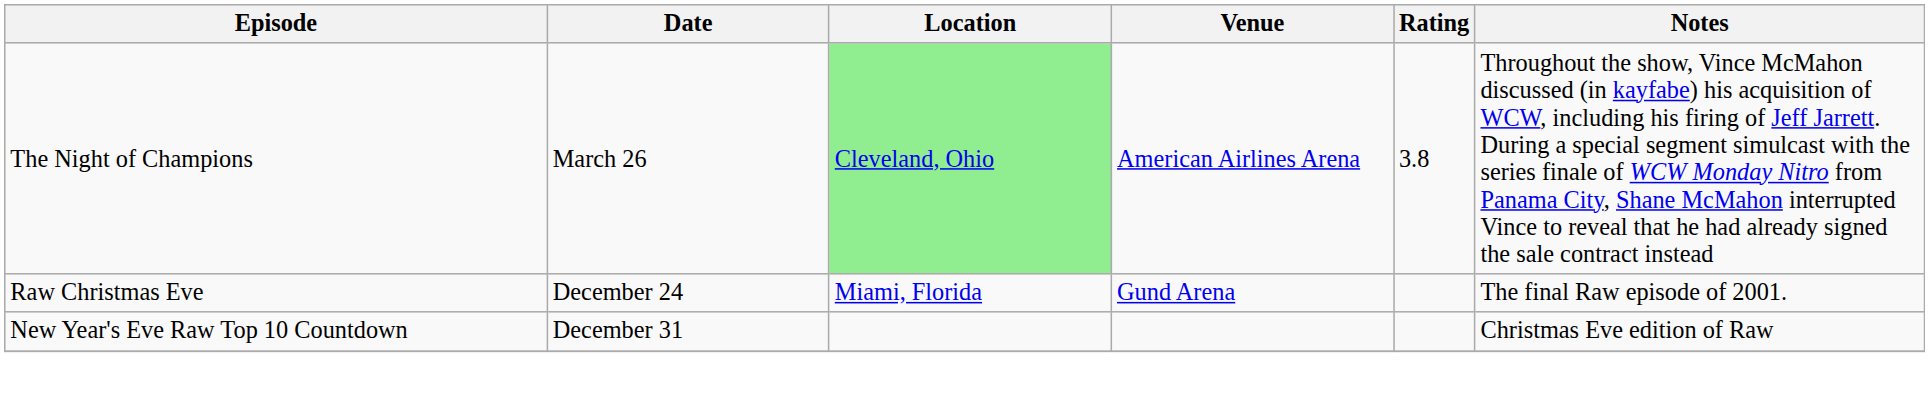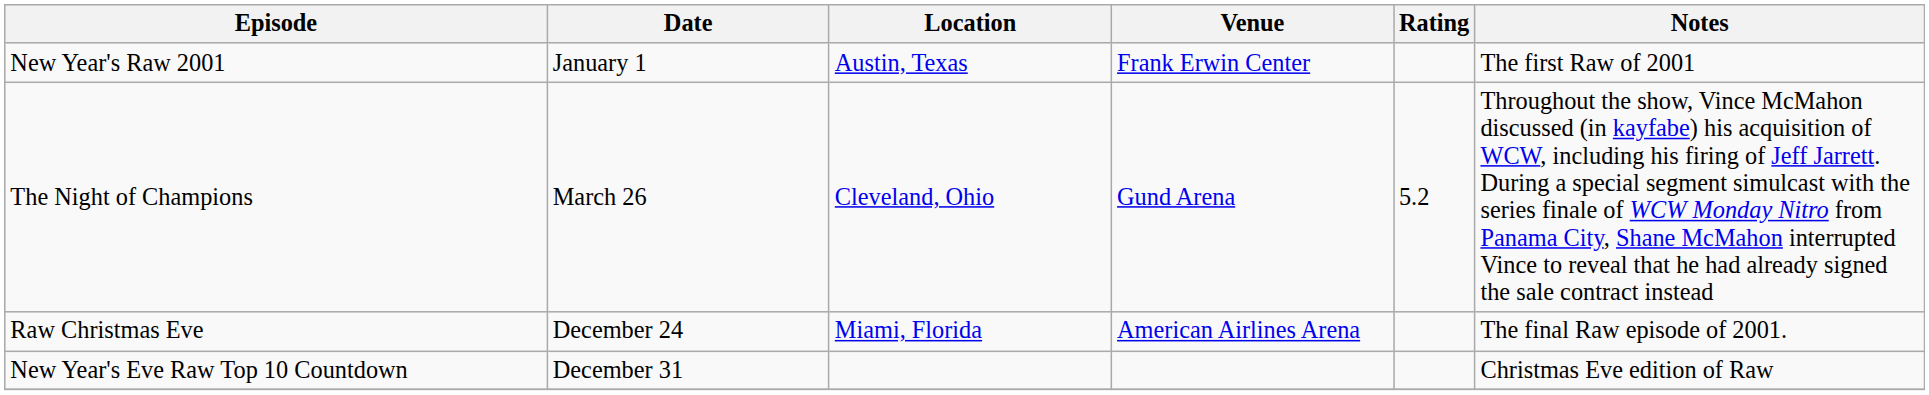+ row: (118, 62)
(915, 158) lightgreen background -> (915, 196) no background
(1239, 158) American Airlines Arena -> (1176, 196) Gund Arena
(1414, 158) 3.8 -> (1414, 196) 5.2
(1176, 292) Gund Arena -> (1239, 331) American Airlines Arena
